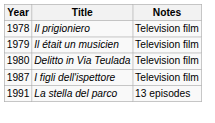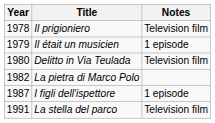(167, 45) Television film -> (166, 45) 1 episode
+ row: (87, 77)
(167, 77) Television film -> (166, 93) 1 episode
(163, 93) 13 episodes -> (176, 110) Television film
